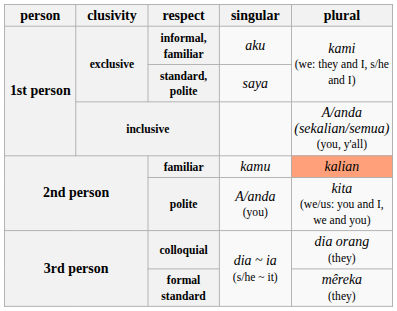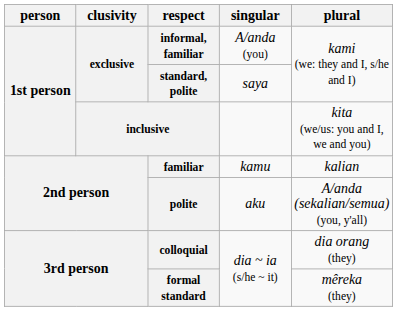(255, 45) aku -> (255, 45) A/anda (you)
(342, 128) A/anda (sekalian/semua) (you, y'all) -> (342, 128) kita (we/us: you and I, we and you)
(342, 166) lightsalmon background -> (342, 166) no background
(255, 204) A/anda (you) -> (255, 204) aku
(342, 204) kita (we/us: you and I, we and you) -> (342, 204) A/anda (sekalian/semua) (you, y'all)
